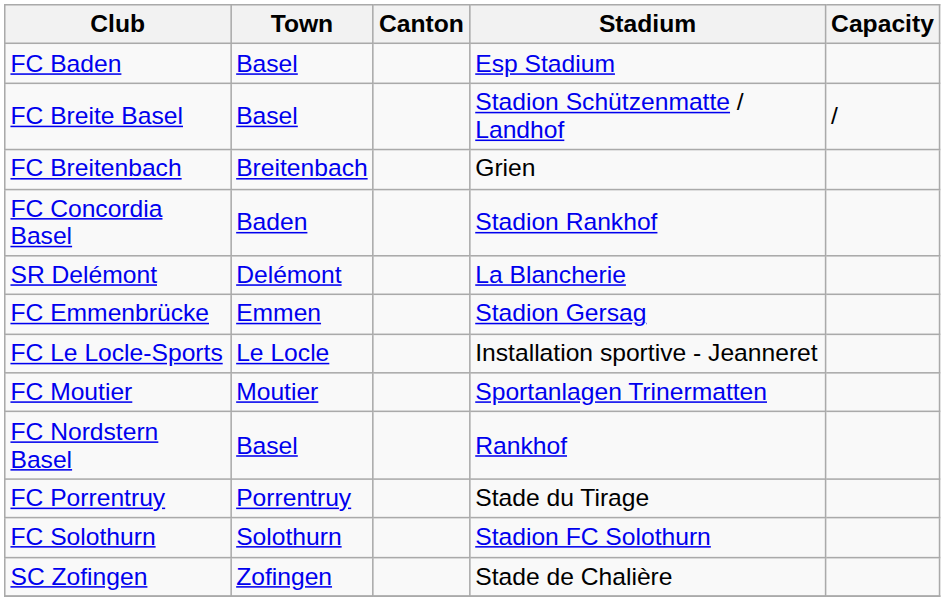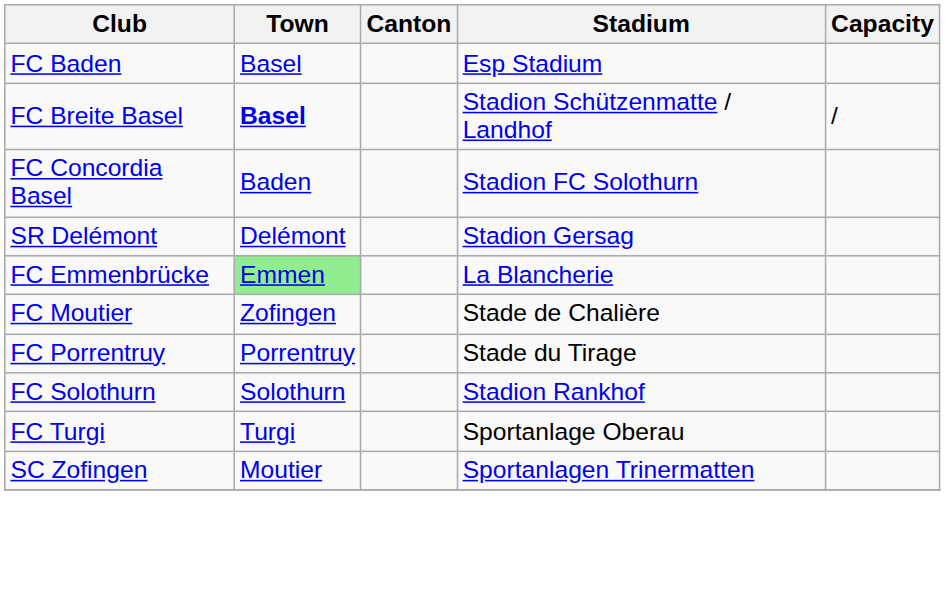(267, 116) normal -> (273, 116) bold
- row: (96, 168)
(566, 221) Stadion Rankhof -> (580, 182) Stadion FC Solothurn
(551, 274) La Blancherie -> (548, 235) Stadion Gersag
(279, 313) no background -> (282, 274) lightgreen background
(561, 313) Stadion Gersag -> (538, 274) La Blancherie
- row: (117, 353)
(277, 392) Moutier -> (288, 313) Zofingen
(621, 392) Sportanlagen Trinermatten -> (561, 313) Stade de Chalière
- row: (84, 445)
(593, 537) Stadion FC Solothurn -> (554, 392) Stadion Rankhof
+ row: (58, 431)
(284, 576) Zofingen -> (281, 470) Moutier
(574, 576) Stade de Chalière -> (609, 470) Sportanlagen Trinermatten
